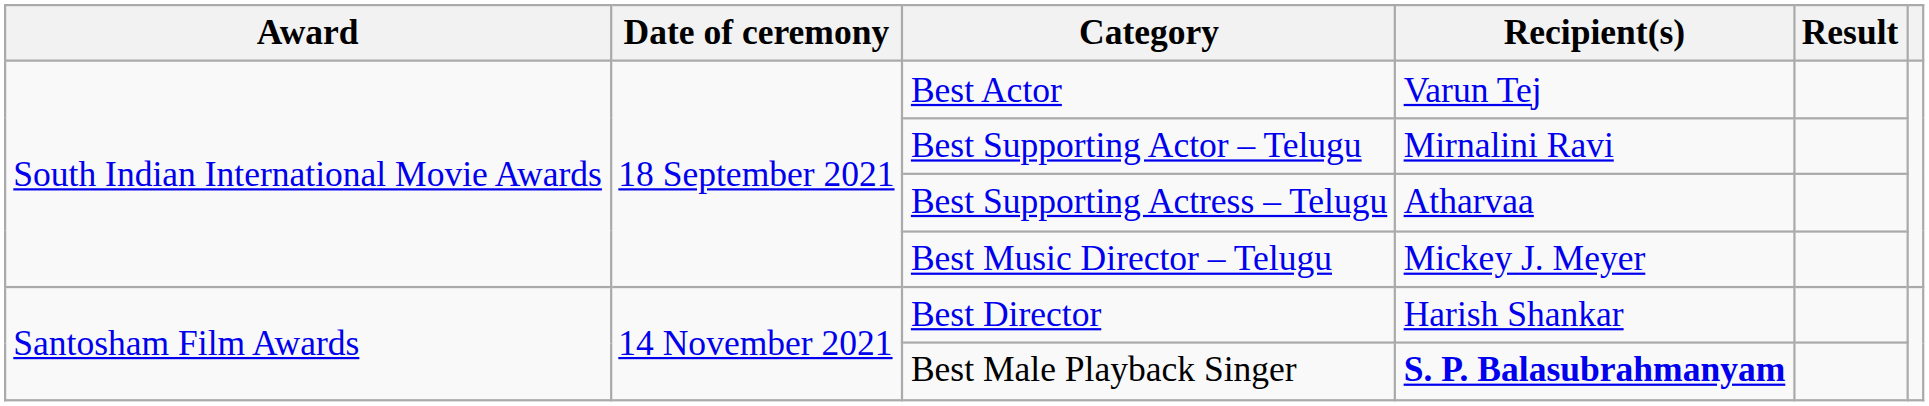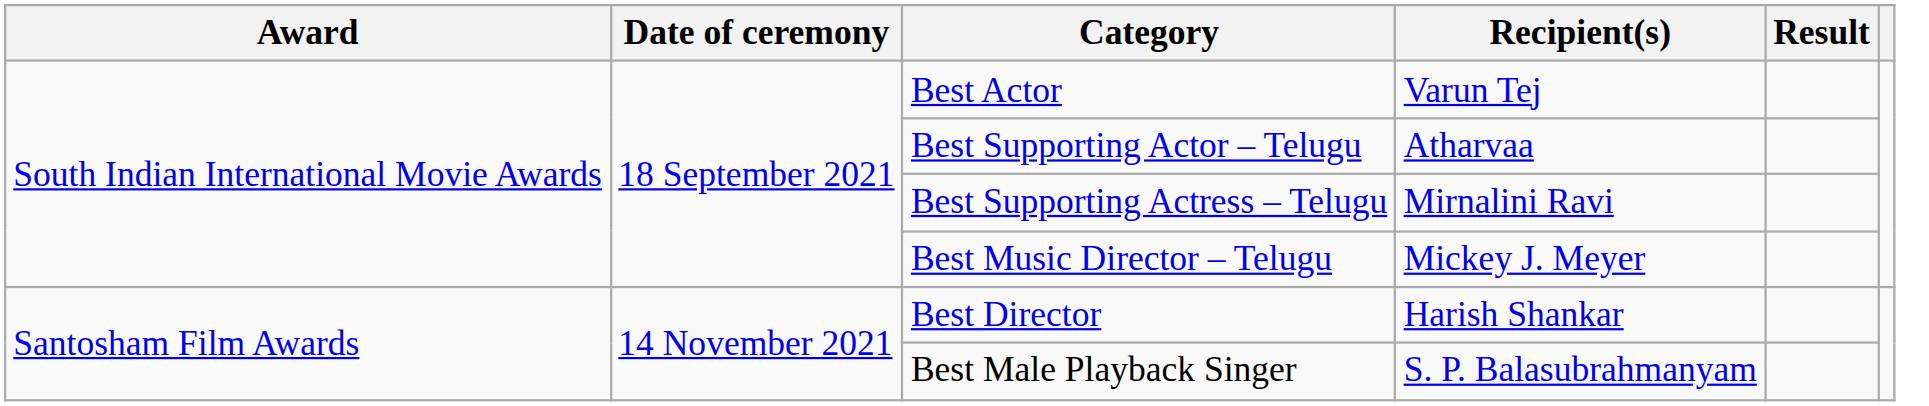(1509, 145) Mirnalini Ravi -> (1469, 145) Atharvaa
(1469, 201) Atharvaa -> (1509, 201) Mirnalini Ravi
(1594, 370) bold -> (1580, 370) normal
